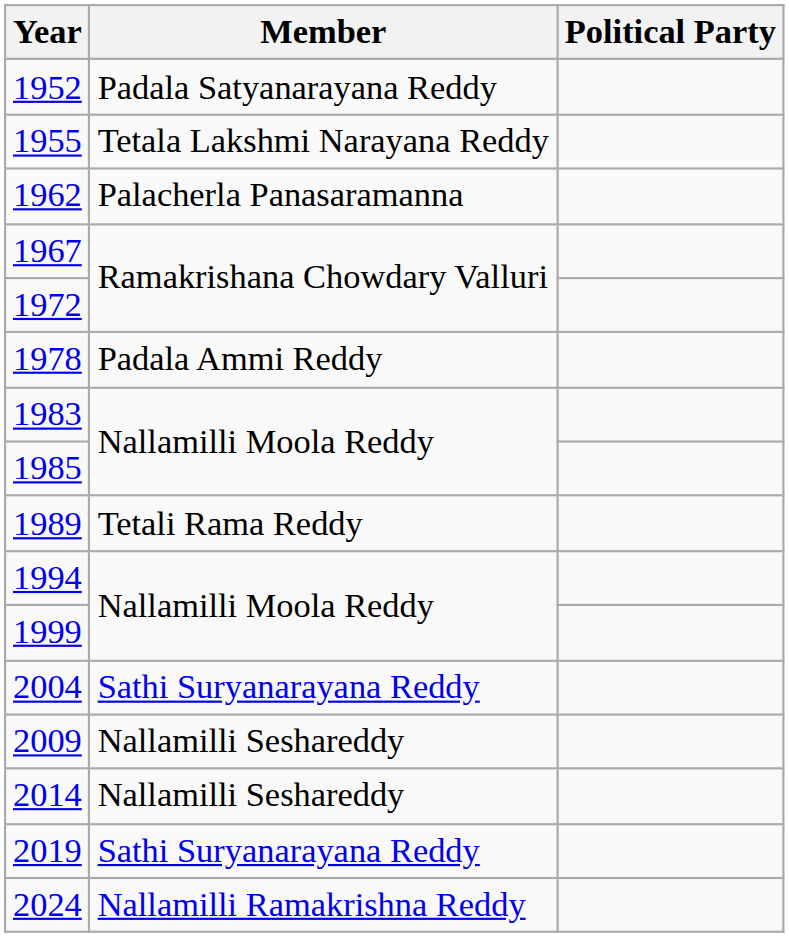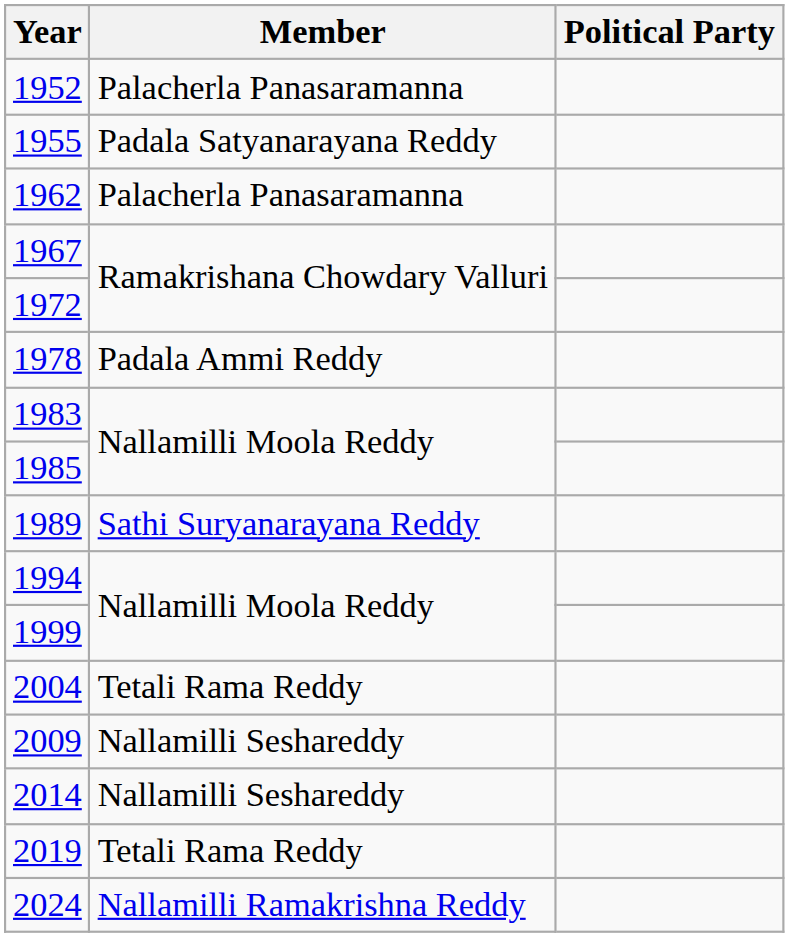(297, 86) Padala Satyanarayana Reddy -> (281, 86) Palacherla Panasaramanna
(323, 140) Tetala Lakshmi Narayana Reddy -> (297, 140) Padala Satyanarayana Reddy
(230, 522) Tetali Rama Reddy -> (289, 522) Sathi Suryanarayana Reddy
(289, 686) Sathi Suryanarayana Reddy -> (230, 686) Tetali Rama Reddy
(289, 850) Sathi Suryanarayana Reddy -> (230, 850) Tetali Rama Reddy
